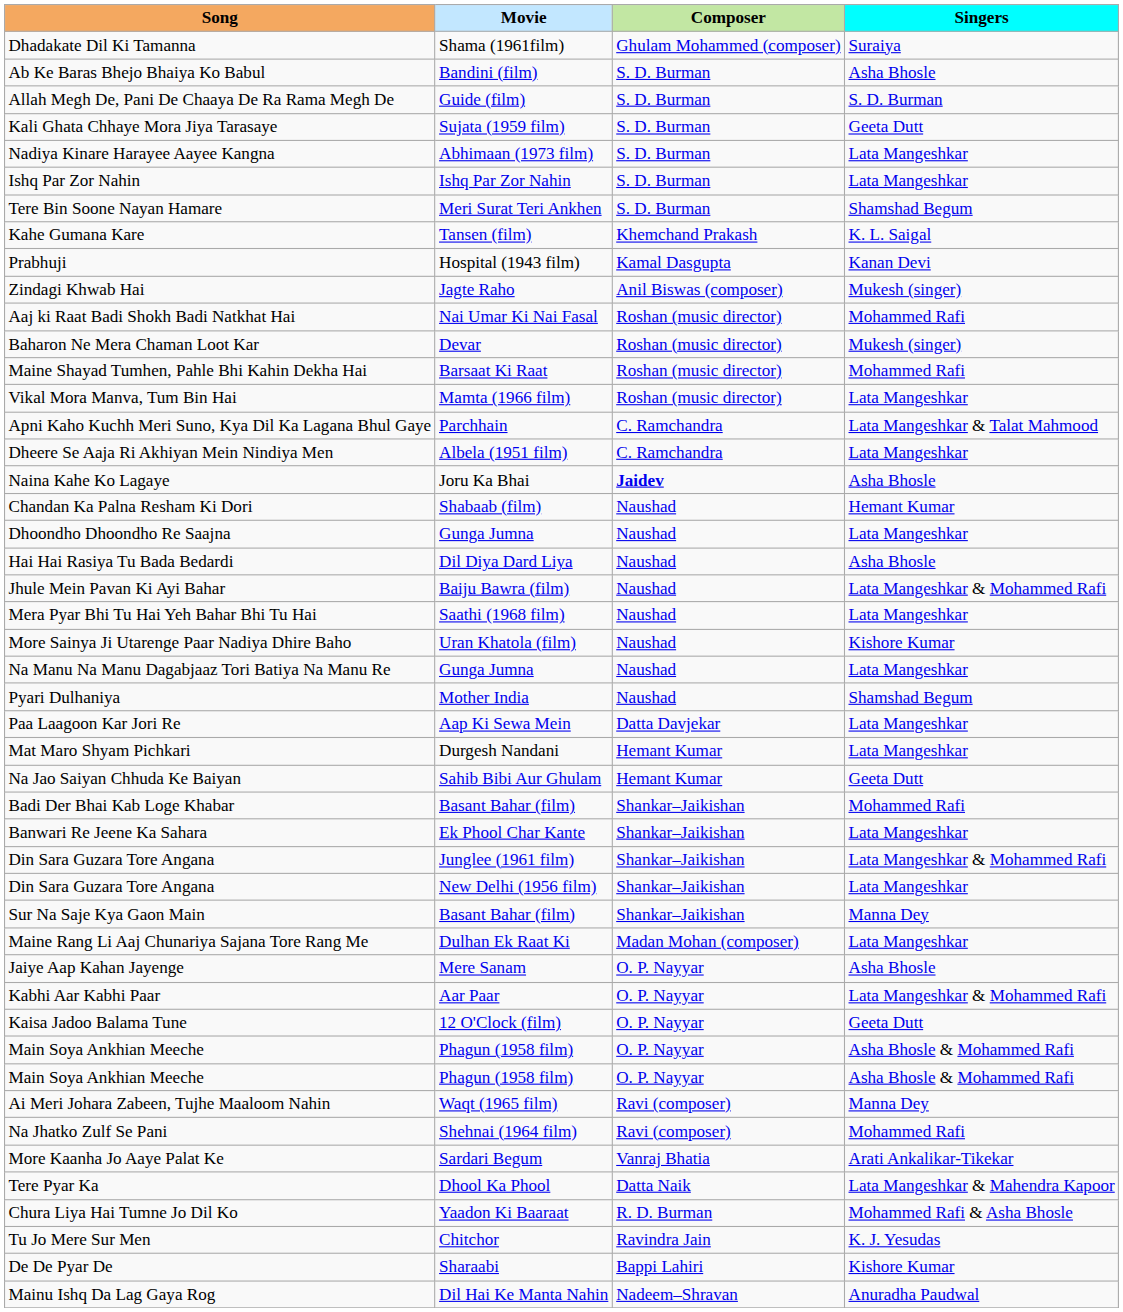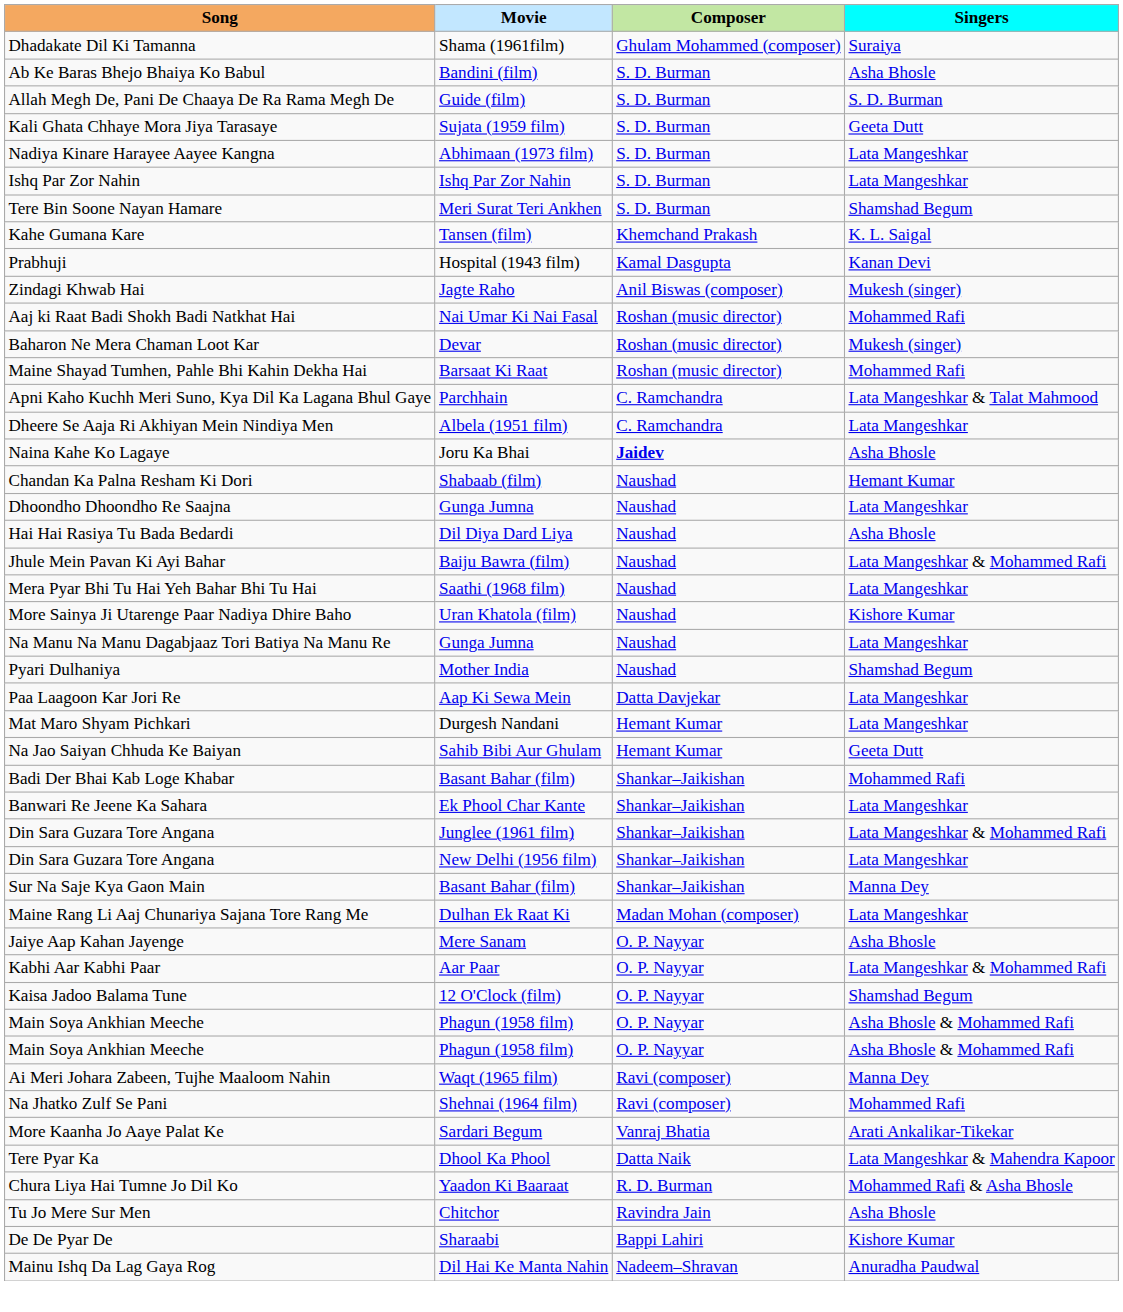- row: (123, 398)
(886, 1022) Geeta Dutt -> (911, 995) Shamshad Begum
(894, 1239) K. J. Yesudas -> (892, 1212) Asha Bhosle
